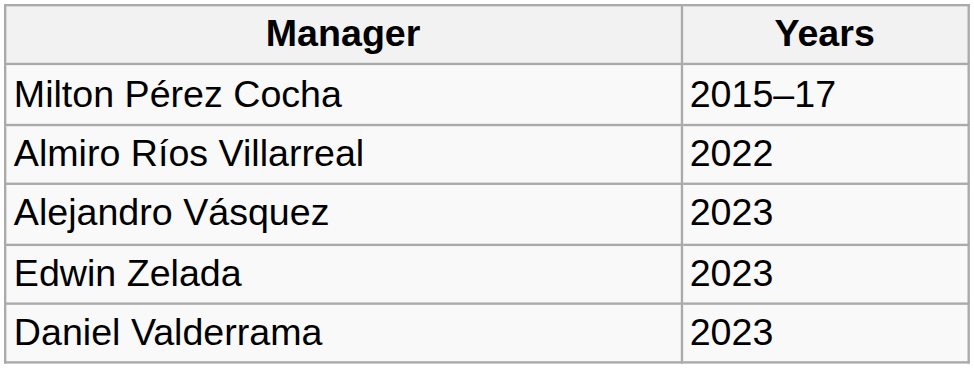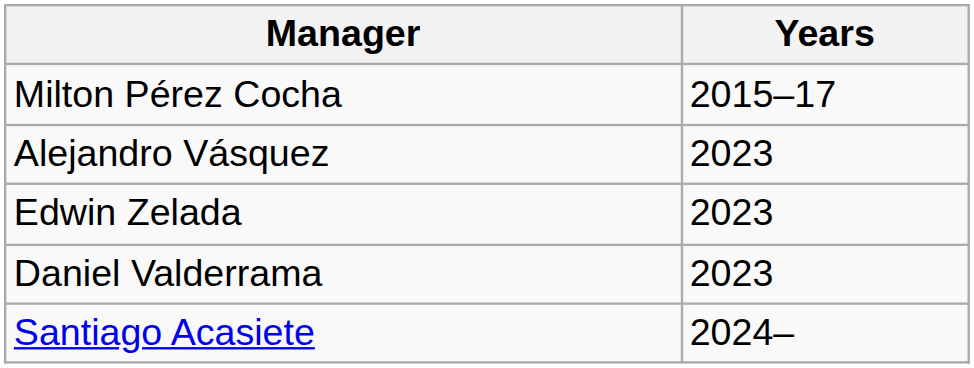- row: (189, 153)
+ row: (164, 332)
